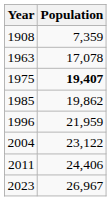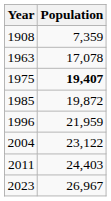(85, 100) 19,862 -> (85, 100) 19,872
(85, 164) 24,406 -> (85, 164) 24,403
